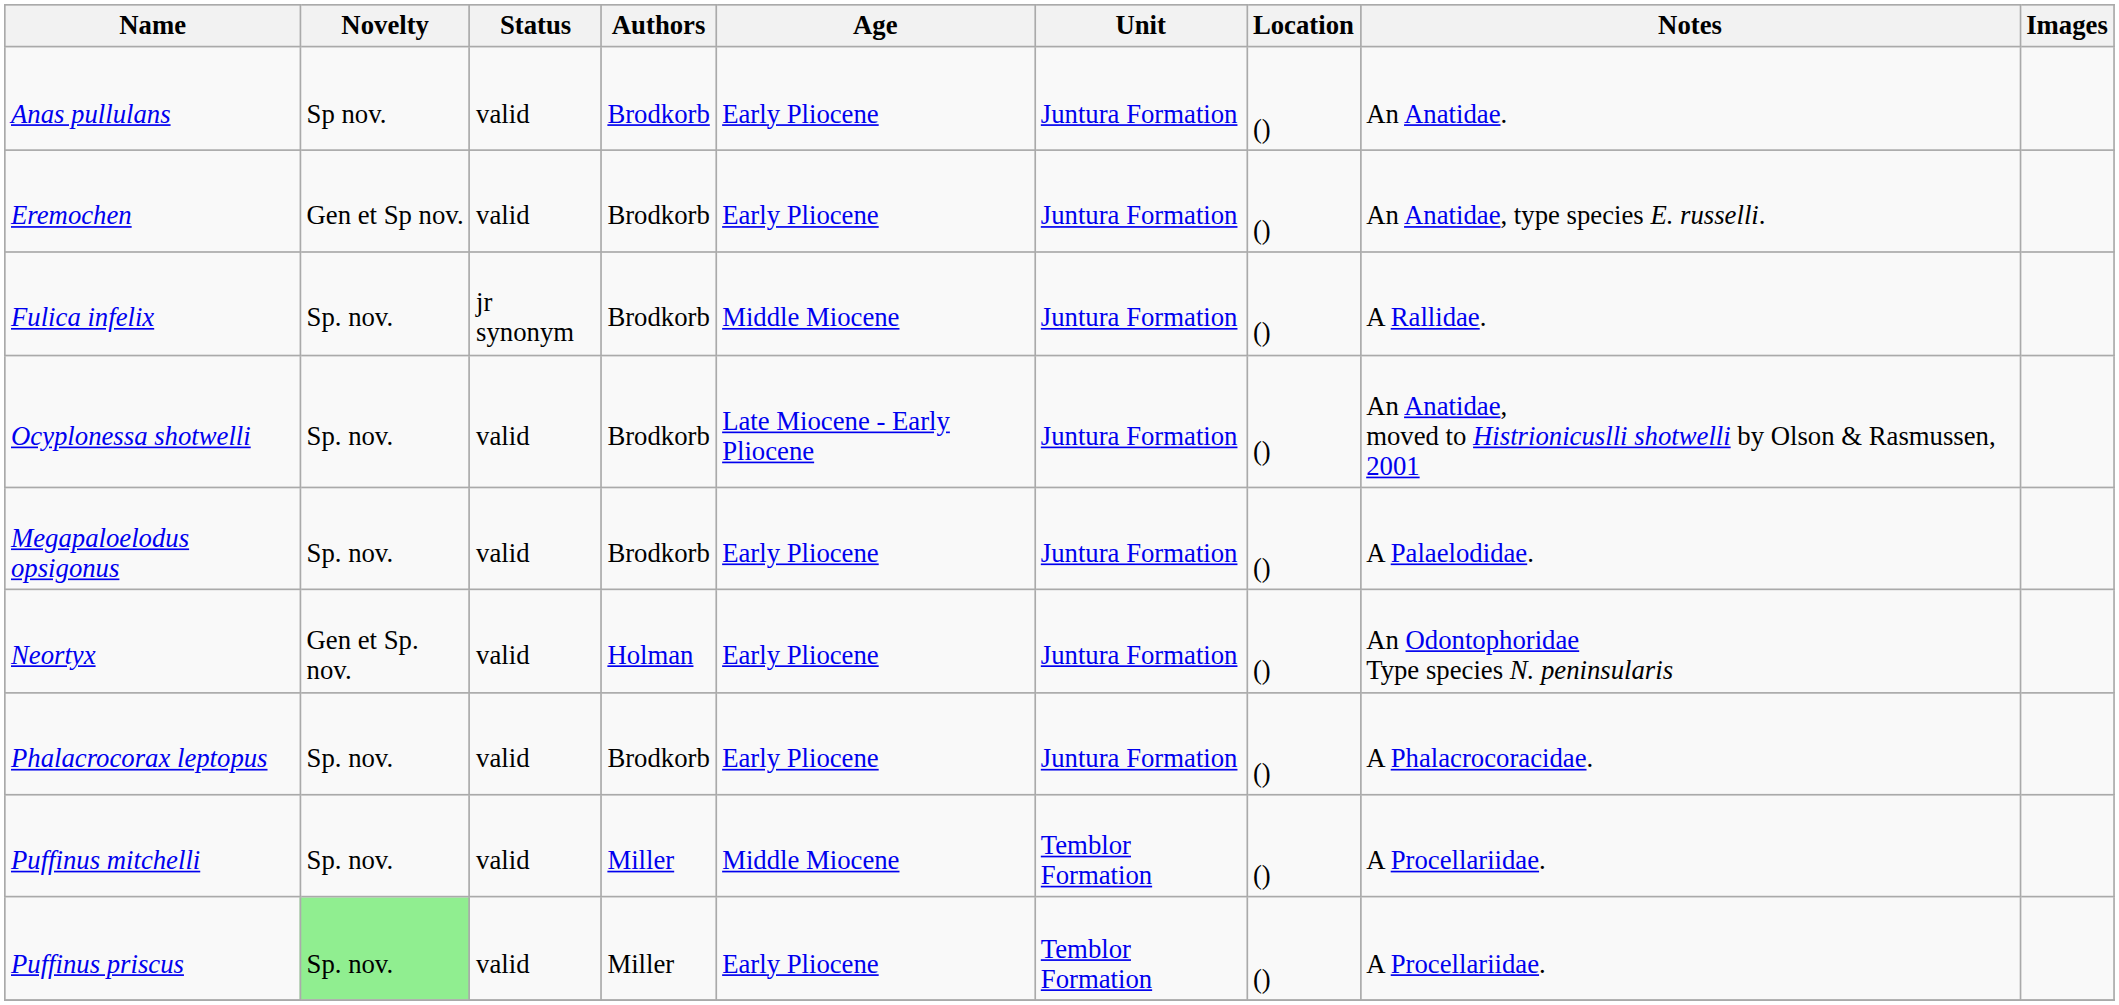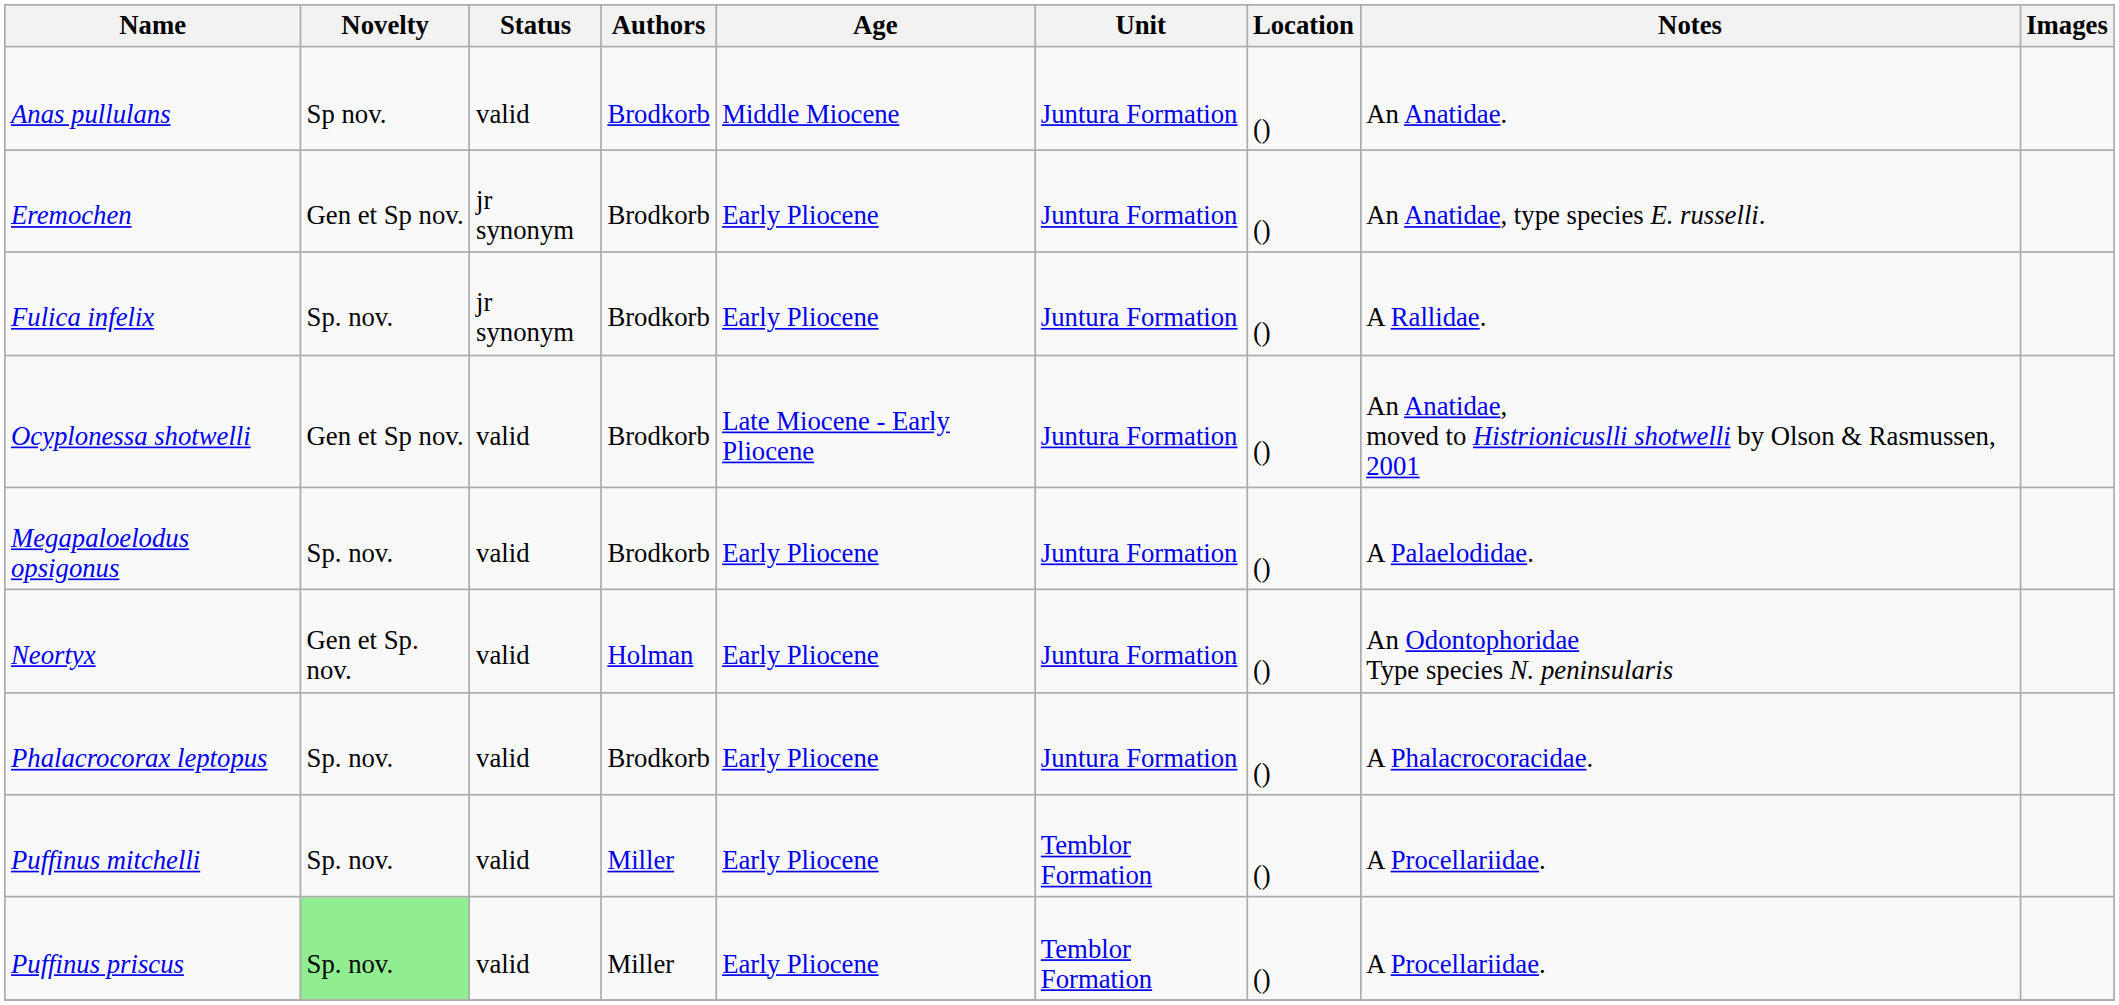(800, 113) Early Pliocene -> (811, 113) Middle Miocene
(503, 215) valid -> (525, 215) jr synonym
(811, 318) Middle Miocene -> (800, 318) Early Pliocene
(350, 435) Sp. nov. -> (385, 435) Gen et Sp nov.
(811, 860) Middle Miocene -> (800, 860) Early Pliocene
